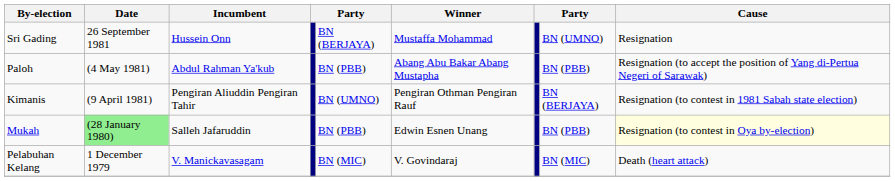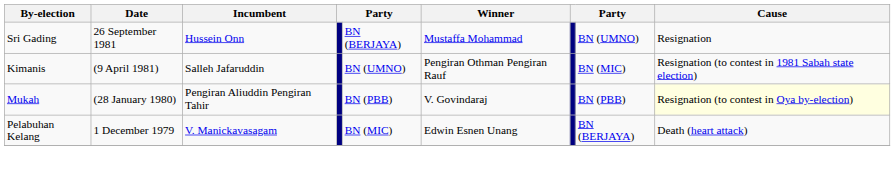- row: (20, 68)
(235, 99) Pengiran Aliuddin Pengiran Tahir -> (225, 68) Salleh Jafaruddin
(570, 99) BN (BERJAYA) -> (602, 68) BN (MIC)
(114, 130) lightgreen background -> (135, 99) no background
(211, 130) Salleh Jafaruddin -> (248, 99) Pengiran Aliuddin Pengiran Tahir
(441, 130) Edwin Esnen Unang -> (456, 99) V. Govindaraj
(426, 161) V. Govindaraj -> (471, 130) Edwin Esnen Unang
(566, 161) BN (MIC) -> (606, 130) BN (BERJAYA)
